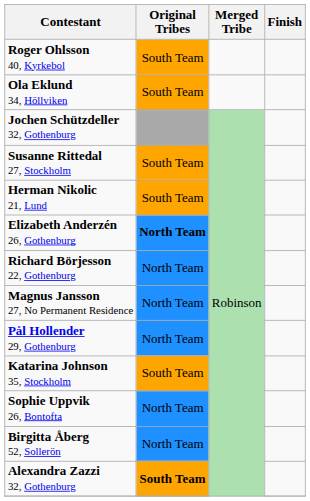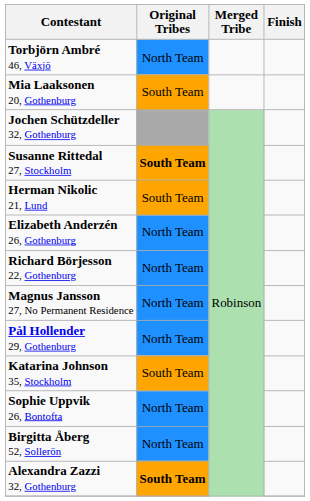- row: (49, 57)
- row: (40, 92)
+ row: (54, 57)
+ row: (51, 92)
(173, 162) normal -> (173, 162) bold
(173, 232) bold -> (173, 232) normal
